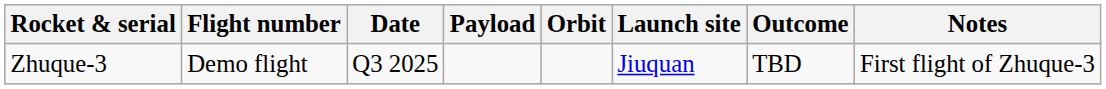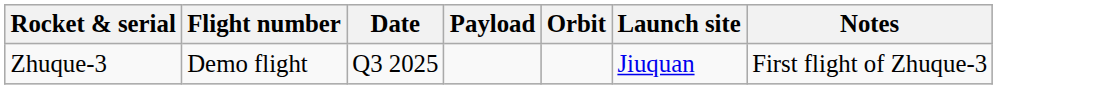- column: (800, 24)
